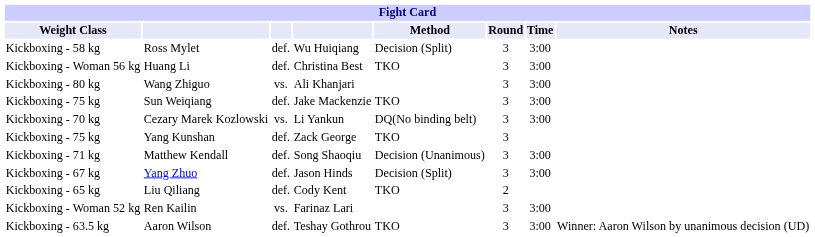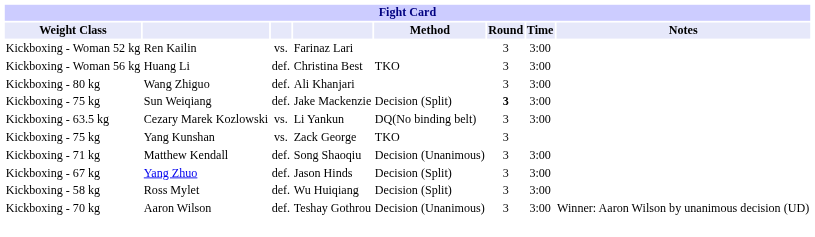rows swapped: (170, 208) <-> (172, 48)
(281, 84) vs. -> (281, 84) def.
(387, 101) TKO -> (413, 101) Decision (Split)
(506, 101) normal -> (506, 101) bold
(53, 119) Kickboxing - 70 kg -> (57, 119) Kickboxing - 63.5 kg
(281, 137) def. -> (281, 137) vs.
- row: (172, 190)
(57, 226) Kickboxing - 63.5 kg -> (53, 208) Kickboxing - 70 kg
(387, 226) TKO -> (430, 208) Decision (Unanimous)
